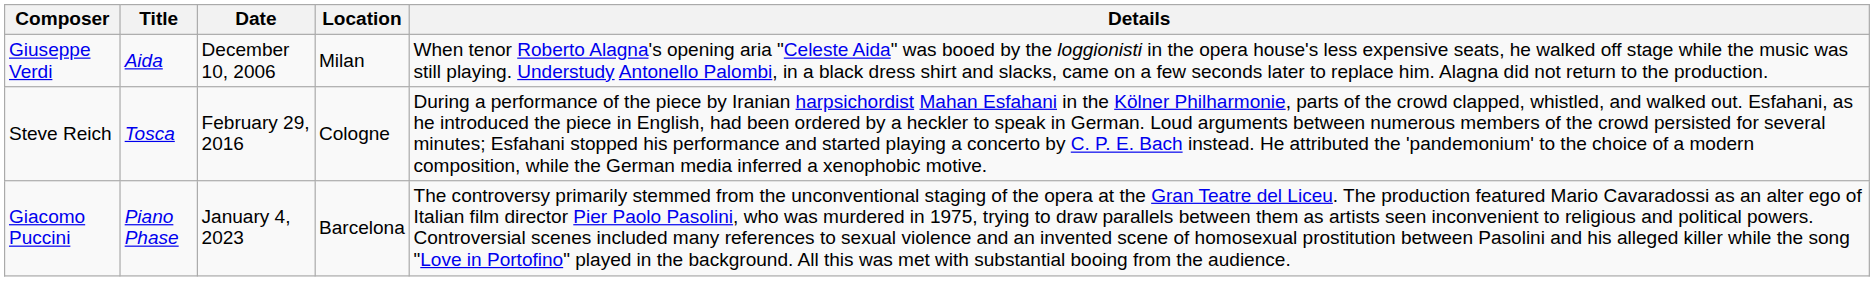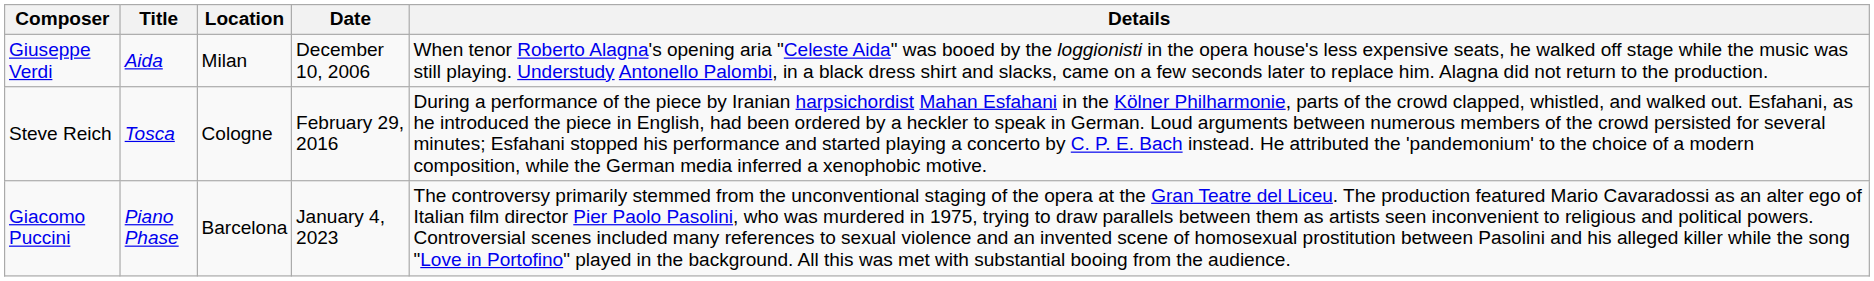columns swapped: (256, 19) <-> (362, 19)
